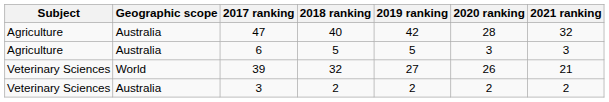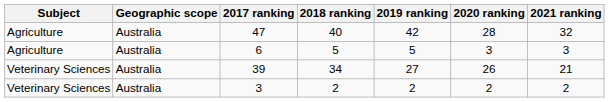(131, 69) World -> (138, 69) Australia
(336, 69) 32 -> (336, 69) 34
